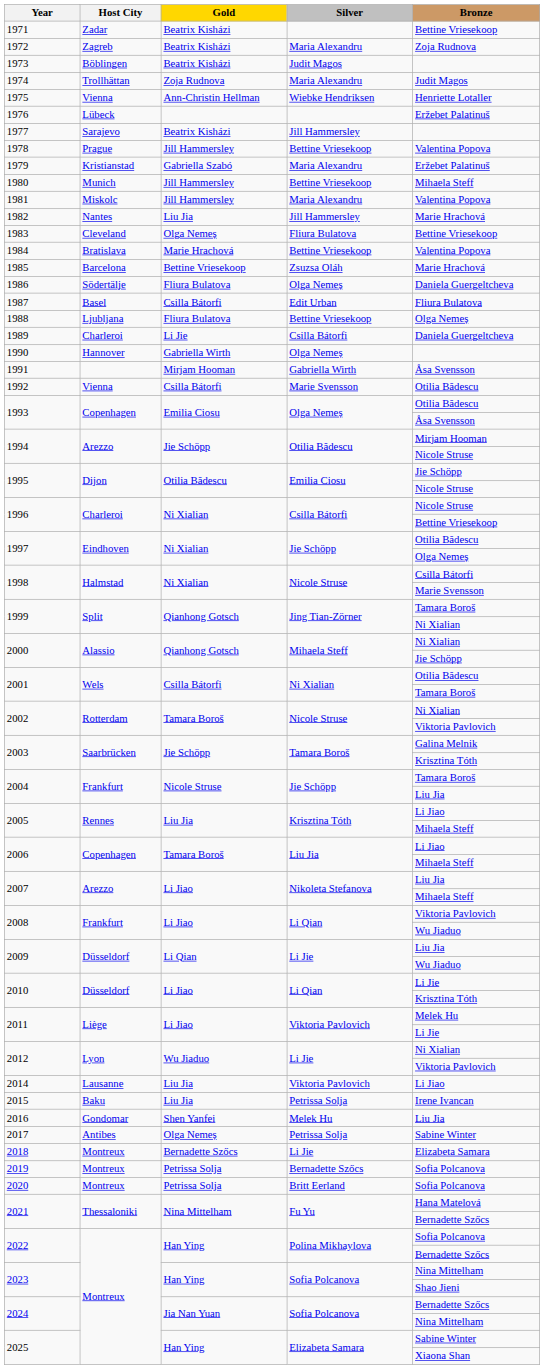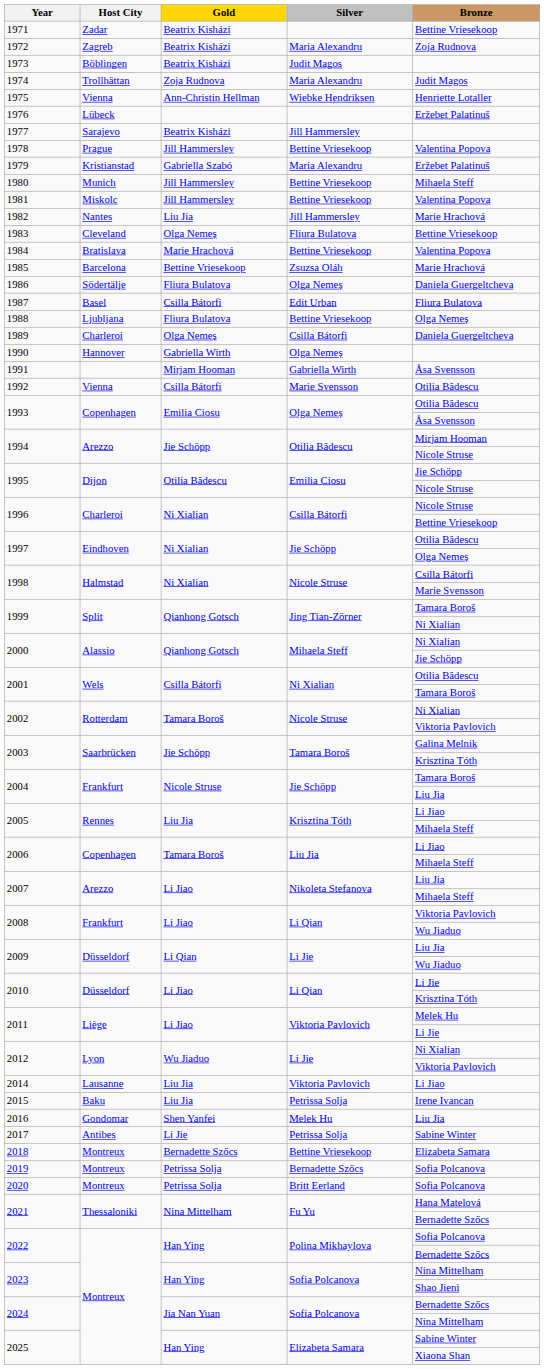(326, 200) Maria Alexandru -> (330, 200) Bettine Vriesekoop
(176, 336) Li Jie -> (190, 336) Olga Nemeș
(190, 1135) Olga Nemeș -> (176, 1135) Li Jie
(301, 1152) Li Jie -> (330, 1152) Bettine Vriesekoop
